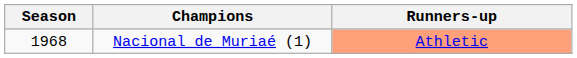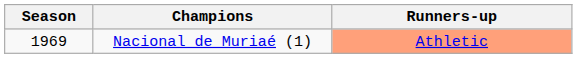(49, 41) 1968 -> (49, 41) 1969
